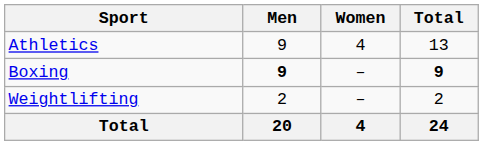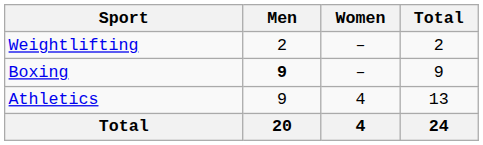rows swapped: (54, 45) <-> (74, 100)
(439, 72) bold -> (439, 72) normal
